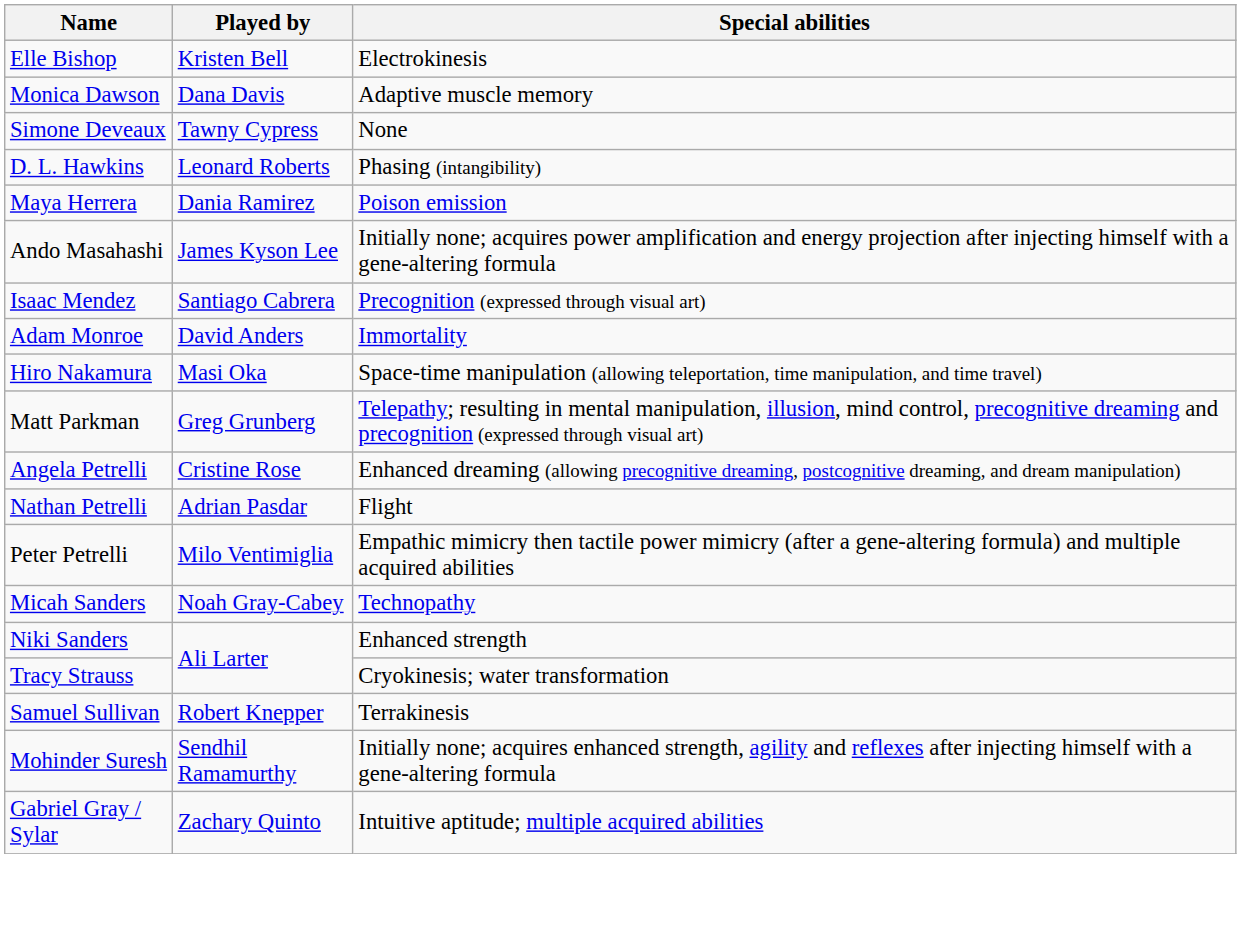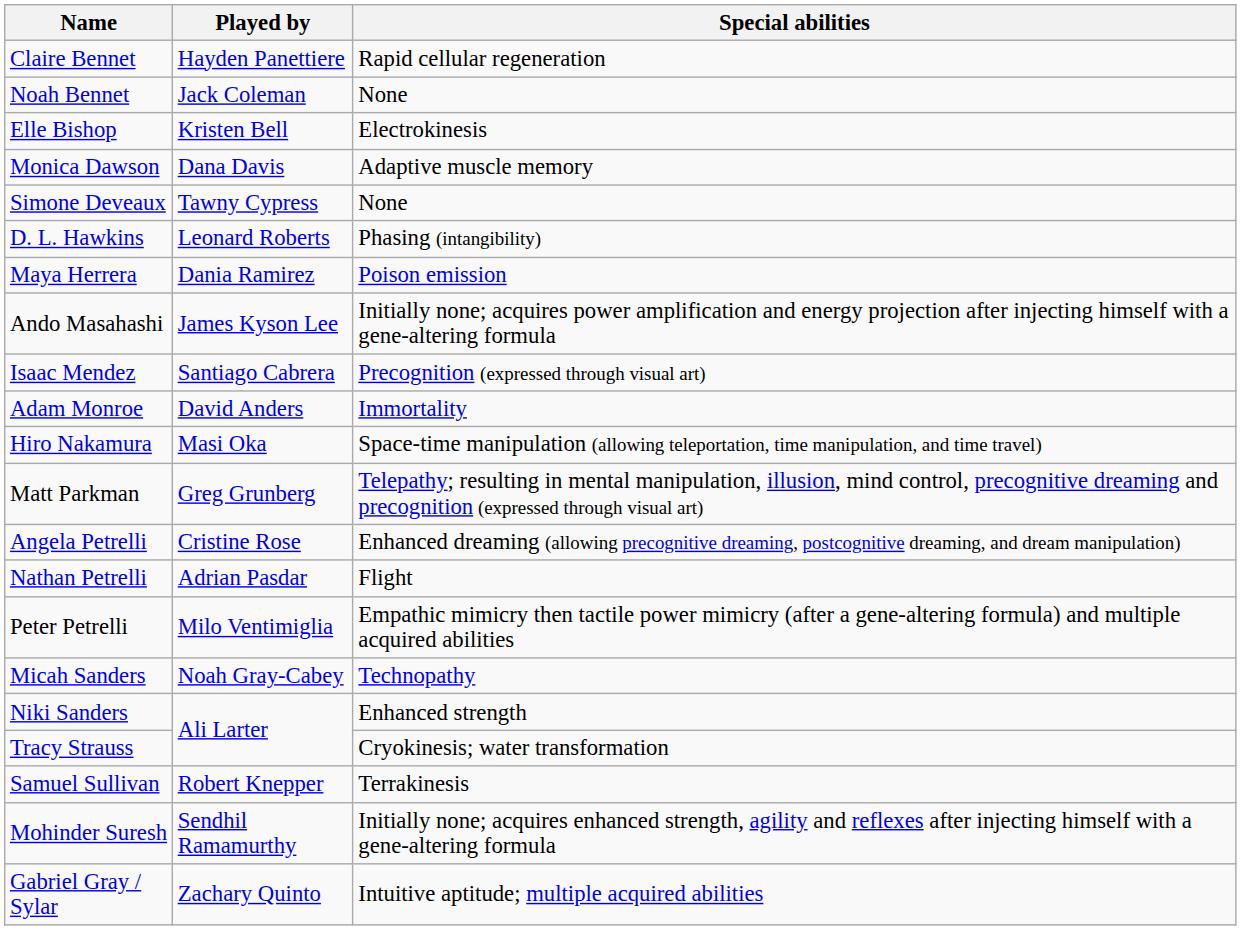+ row: (73, 58)
+ row: (70, 94)
